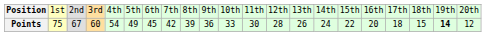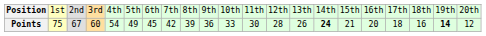(326, 25) normal -> (326, 25) bold
(350, 25) 22 -> (350, 25) 21
(421, 25) 15 -> (421, 25) 16
